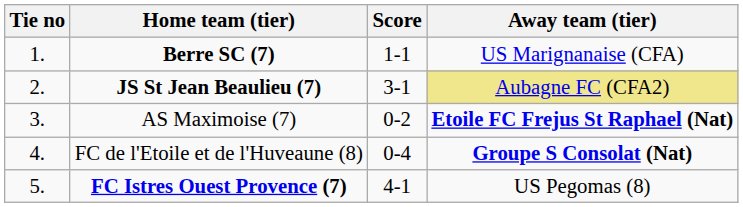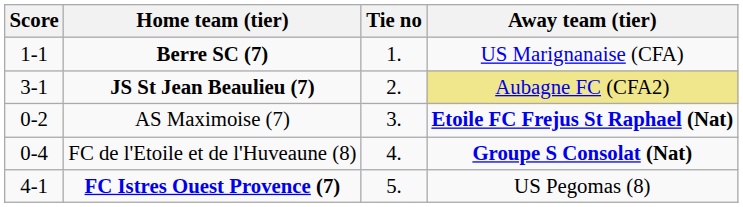columns swapped: (37, 20) <-> (397, 20)
